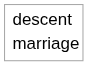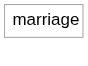- row: (42, 19)
